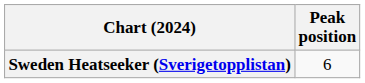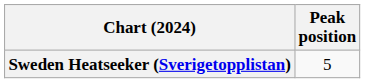(327, 63) 6 -> (327, 63) 5
